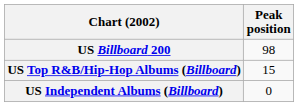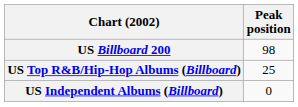(269, 70) 15 -> (269, 70) 25
